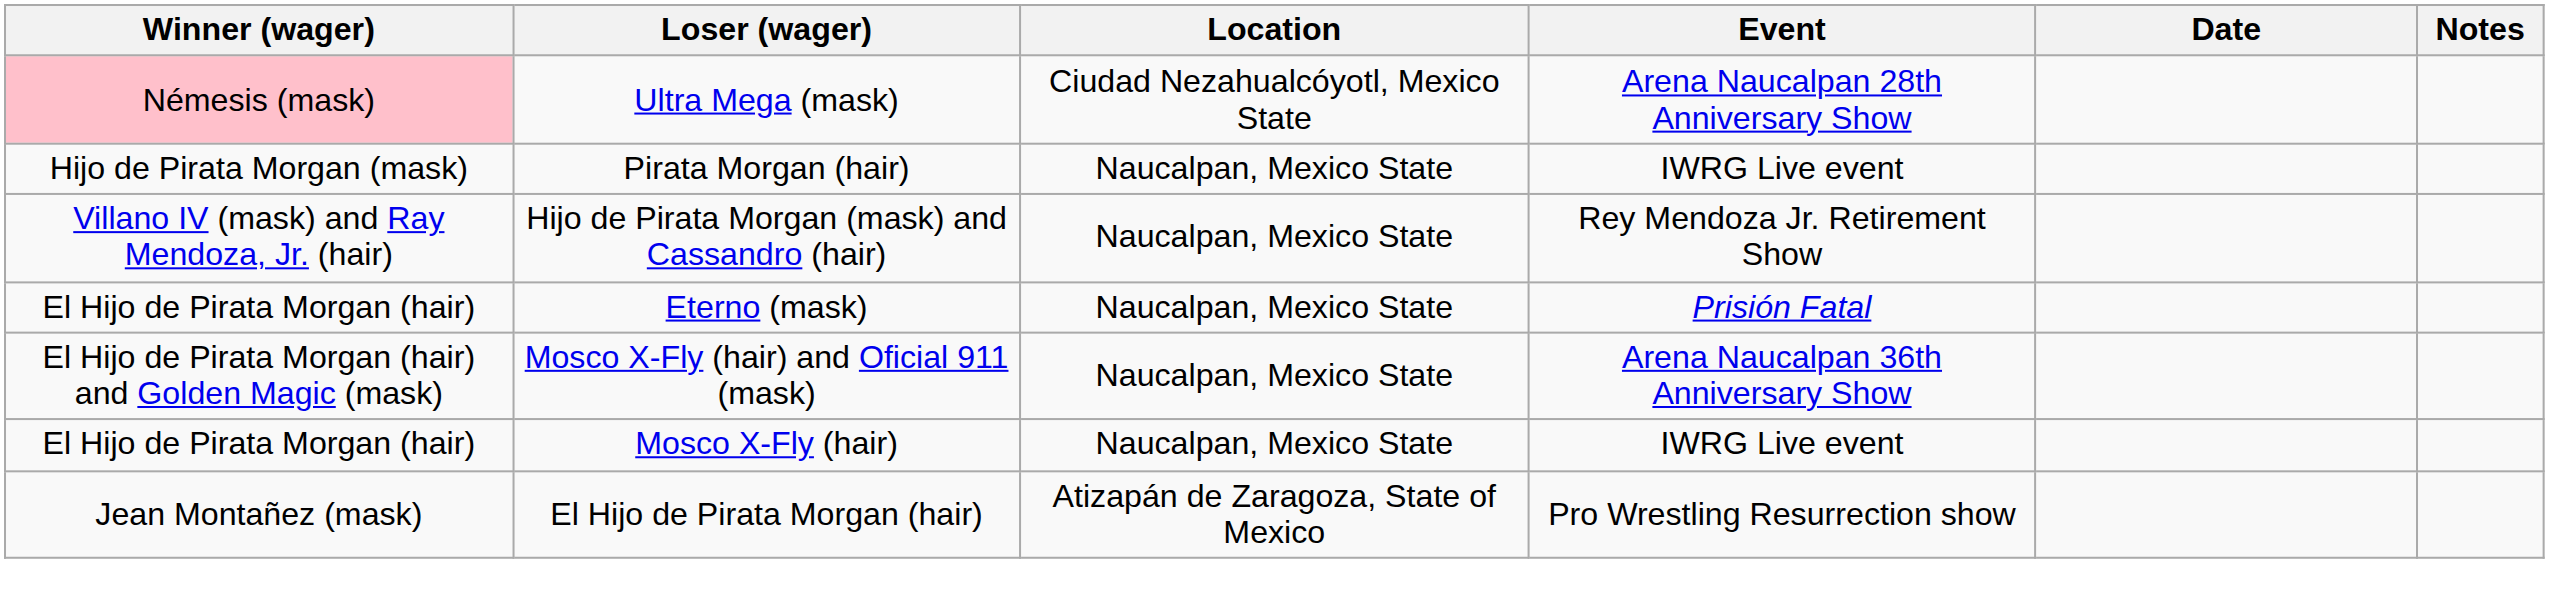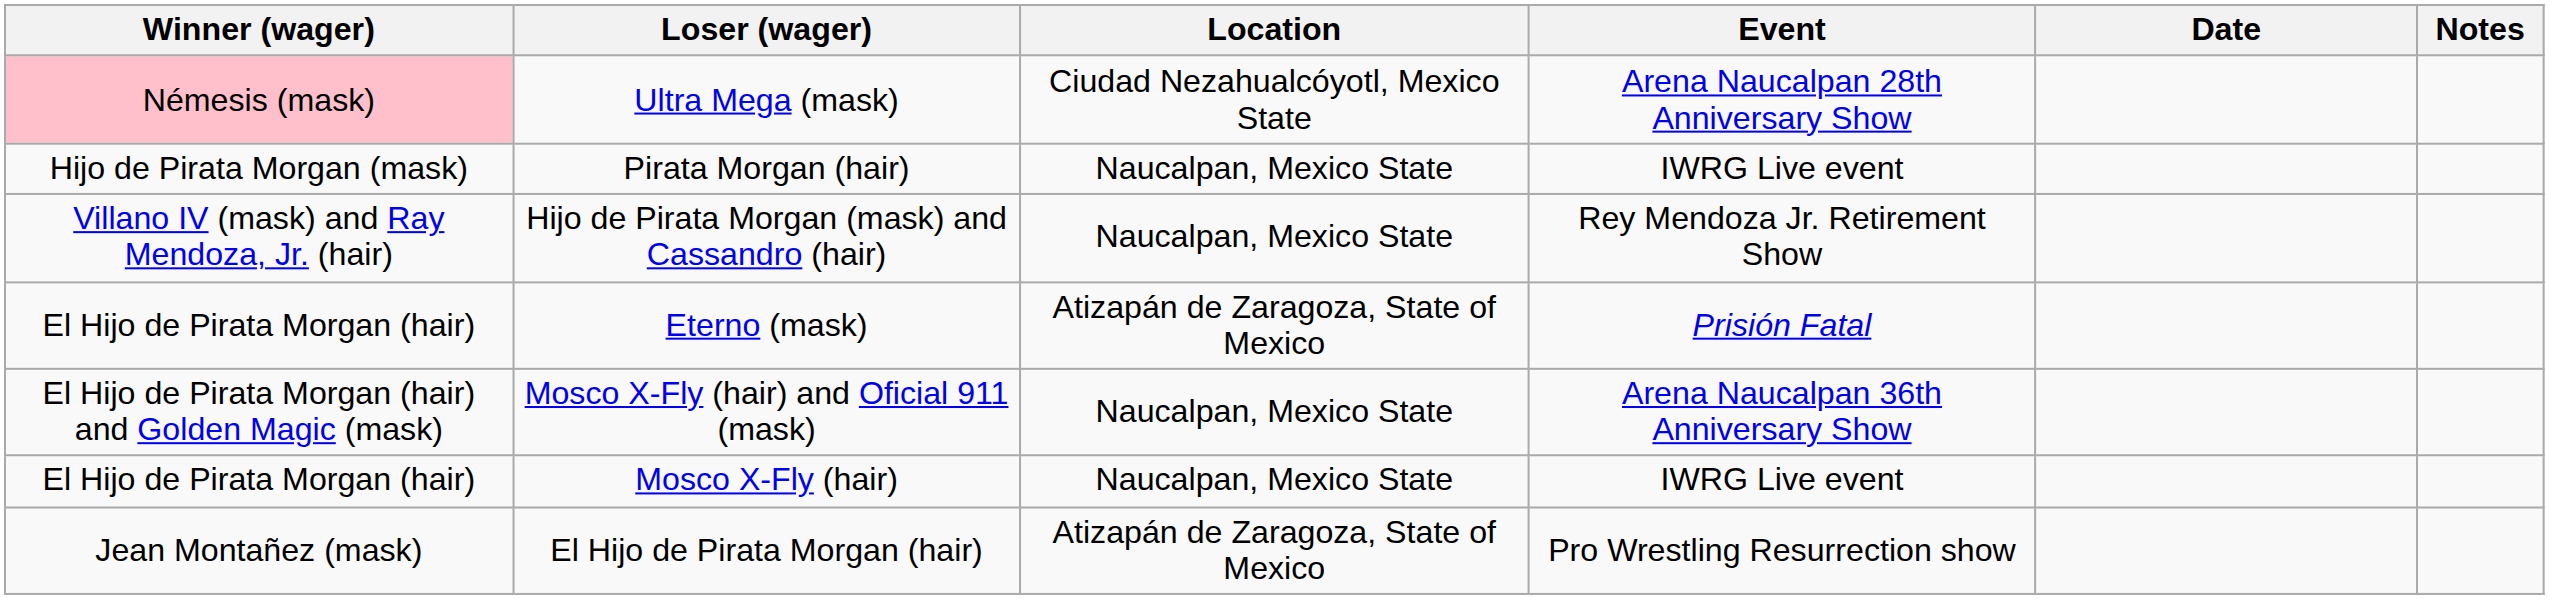(1274, 306) Naucalpan, Mexico State -> (1274, 324) Atizapán de Zaragoza, State of Mexico
